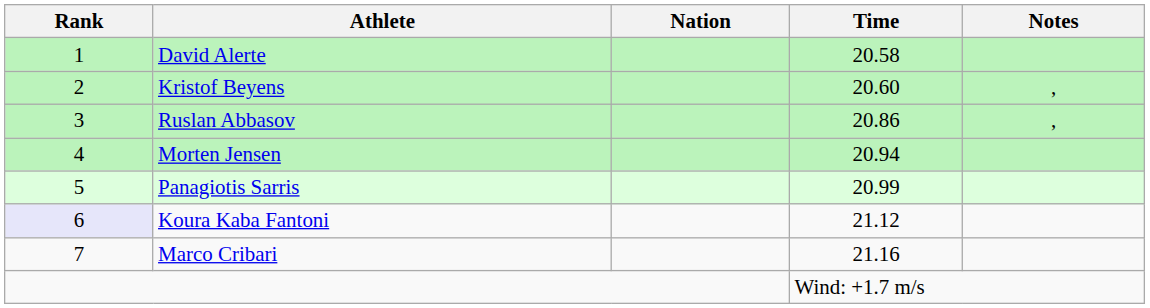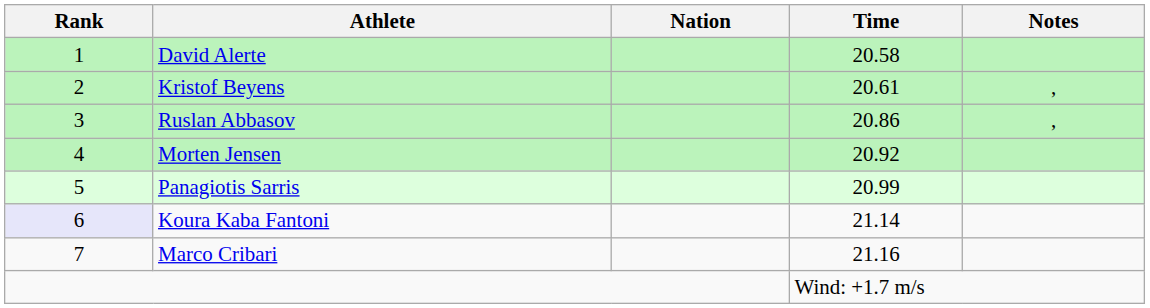(876, 87) 20.60 -> (876, 87) 20.61
(876, 154) 20.94 -> (876, 154) 20.92
(876, 220) 21.12 -> (876, 220) 21.14
